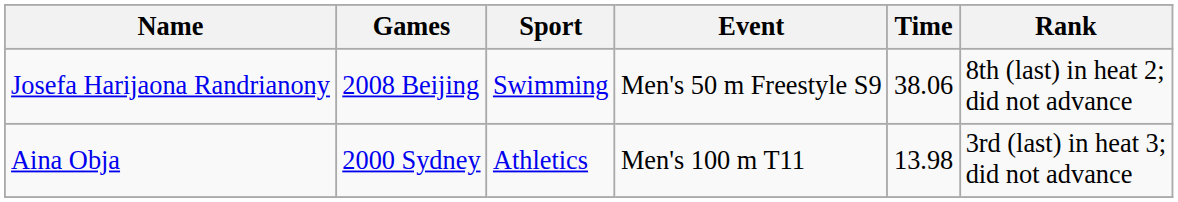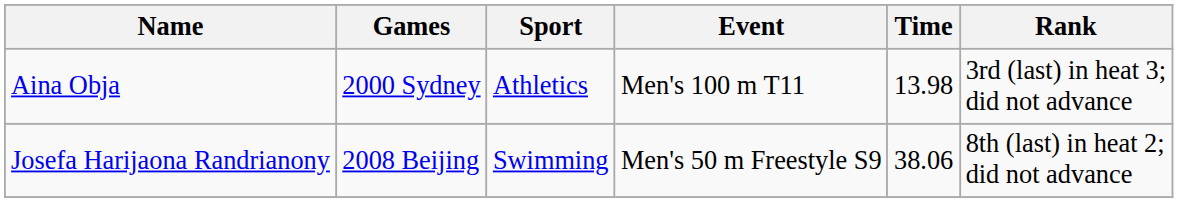rows swapped: (66, 160) <-> (171, 85)
